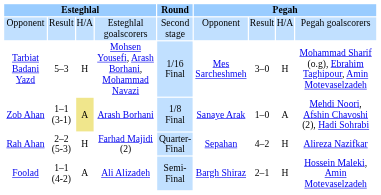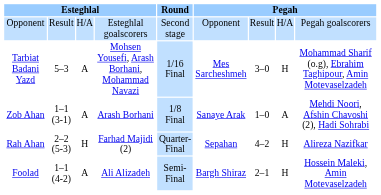(85, 69) H -> (85, 69) A
(85, 114) khaki background -> (85, 114) no background
